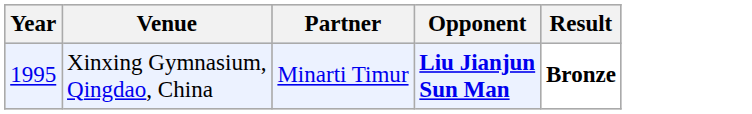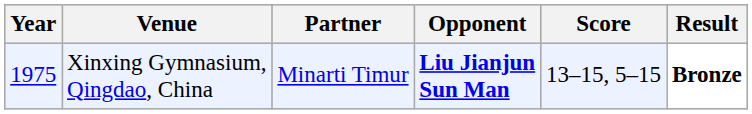+ column: (604, 23)
(33, 75) 1995 -> (33, 75) 1975
